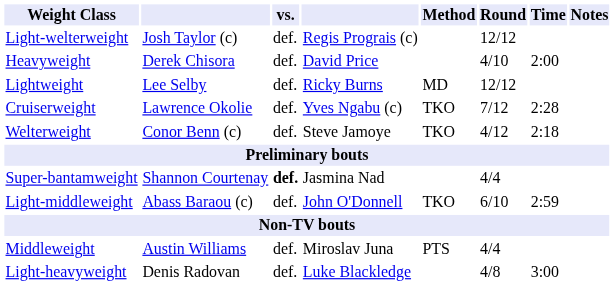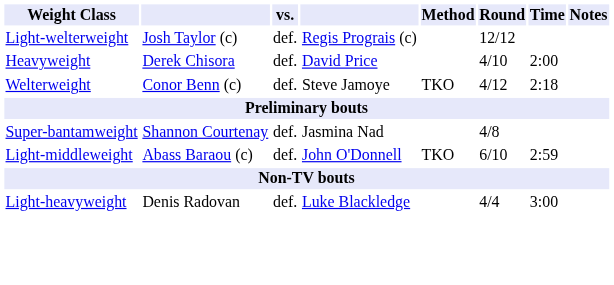- row: (44, 84)
- row: (51, 108)
(286, 178) bold -> (285, 131) normal
(490, 178) 4/4 -> (489, 131) 4/8
- row: (50, 248)
(490, 272) 4/8 -> (489, 201) 4/4
